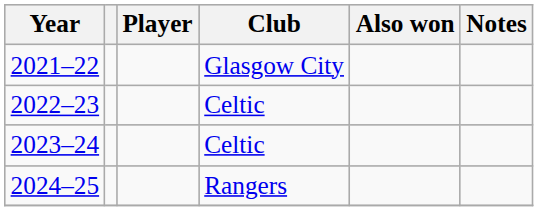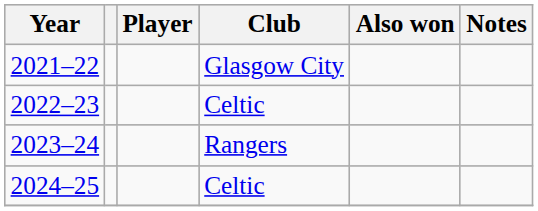(234, 144) Celtic -> (246, 144) Rangers
(246, 184) Rangers -> (234, 184) Celtic
